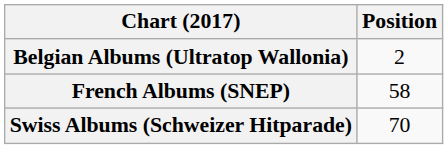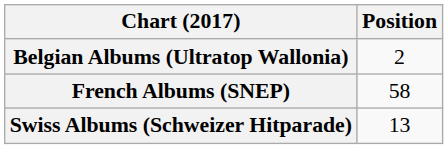(400, 125) 70 -> (400, 125) 13
